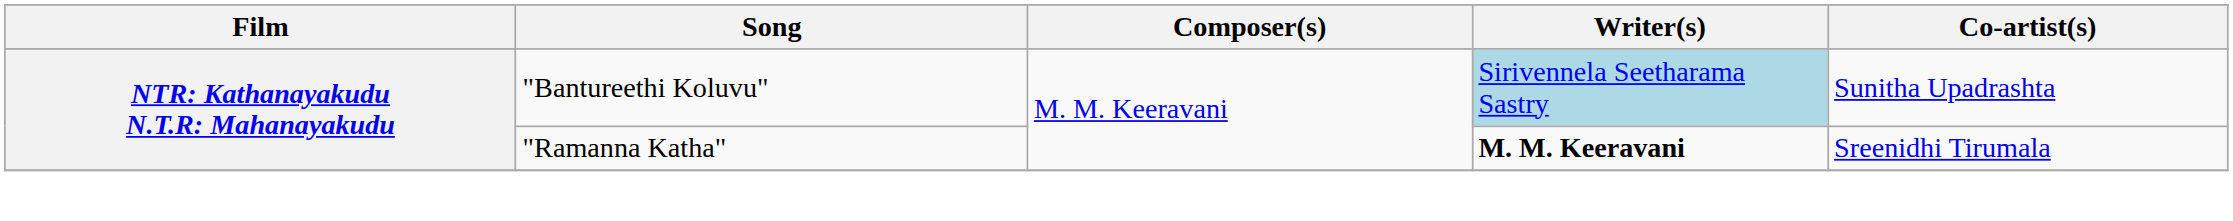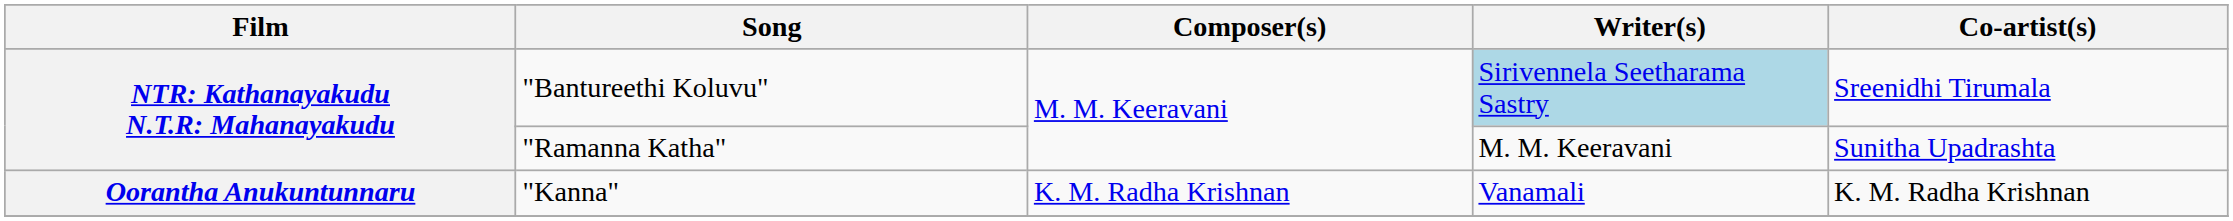(1945, 87) Sunitha Upadrashta -> (1942, 87) Sreenidhi Tirumala
(1582, 147) bold -> (1575, 147) normal
(1942, 147) Sreenidhi Tirumala -> (1945, 147) Sunitha Upadrashta
+ row: (571, 192)
